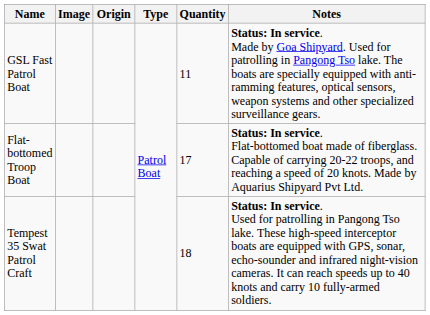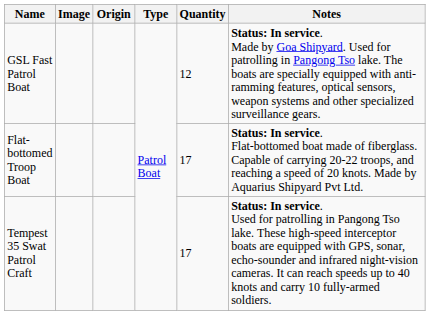(185, 73) 11 -> (186, 73) 12
(186, 253) 18 -> (186, 253) 17
